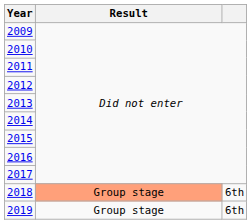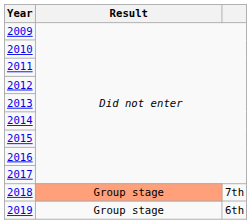(235, 192) 6th -> (235, 192) 7th
